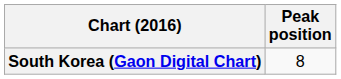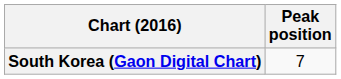(300, 61) 8 -> (300, 61) 7
